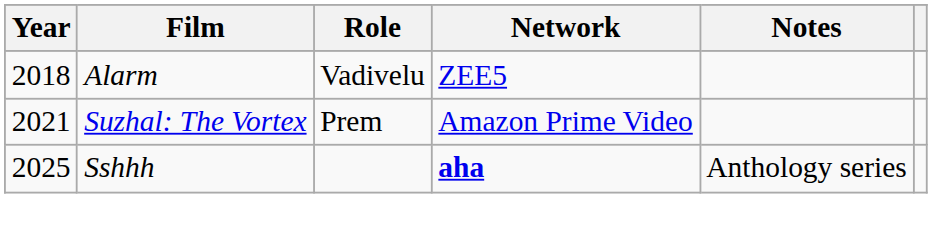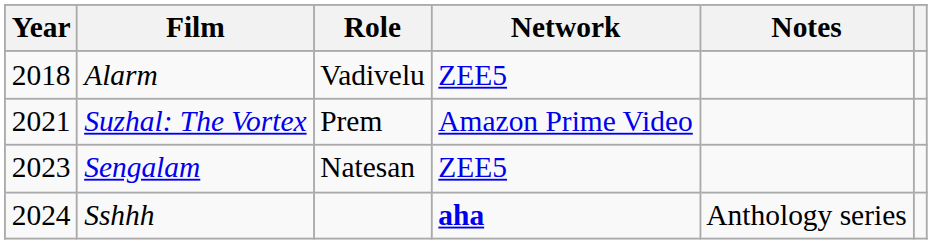+ row: (142, 167)
(41, 167) 2025 -> (41, 214) 2024
